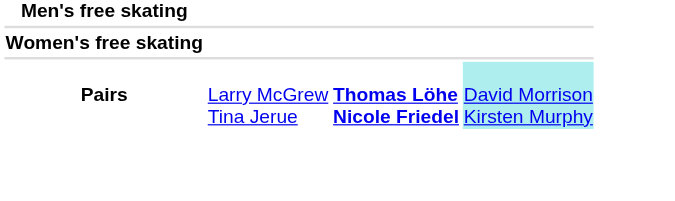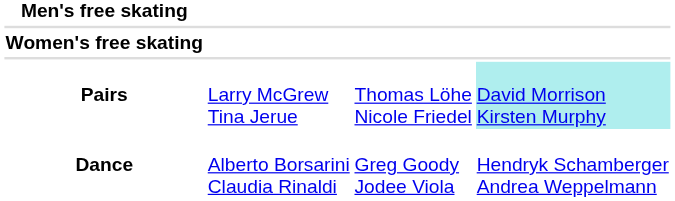(396, 106) bold -> (413, 106) normal
+ row: (104, 164)
